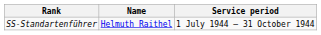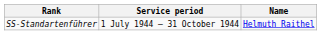columns swapped: (136, 11) <-> (245, 11)
